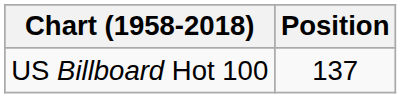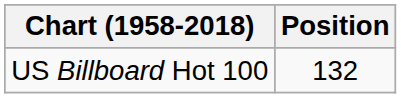(335, 69) 137 -> (335, 69) 132
